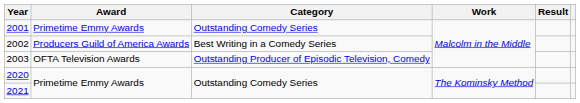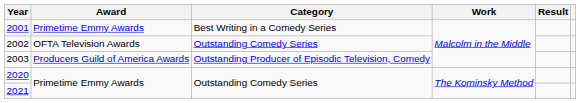(256, 28) Outstanding Comedy Series -> (265, 28) Best Writing in a Comedy Series
(111, 43) Producers Guild of America Awards -> (86, 43) OFTA Television Awards
(265, 43) Best Writing in a Comedy Series -> (256, 43) Outstanding Comedy Series
(86, 59) OFTA Television Awards -> (111, 59) Producers Guild of America Awards
